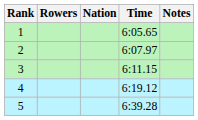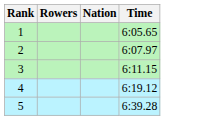- column: (177, 13)
